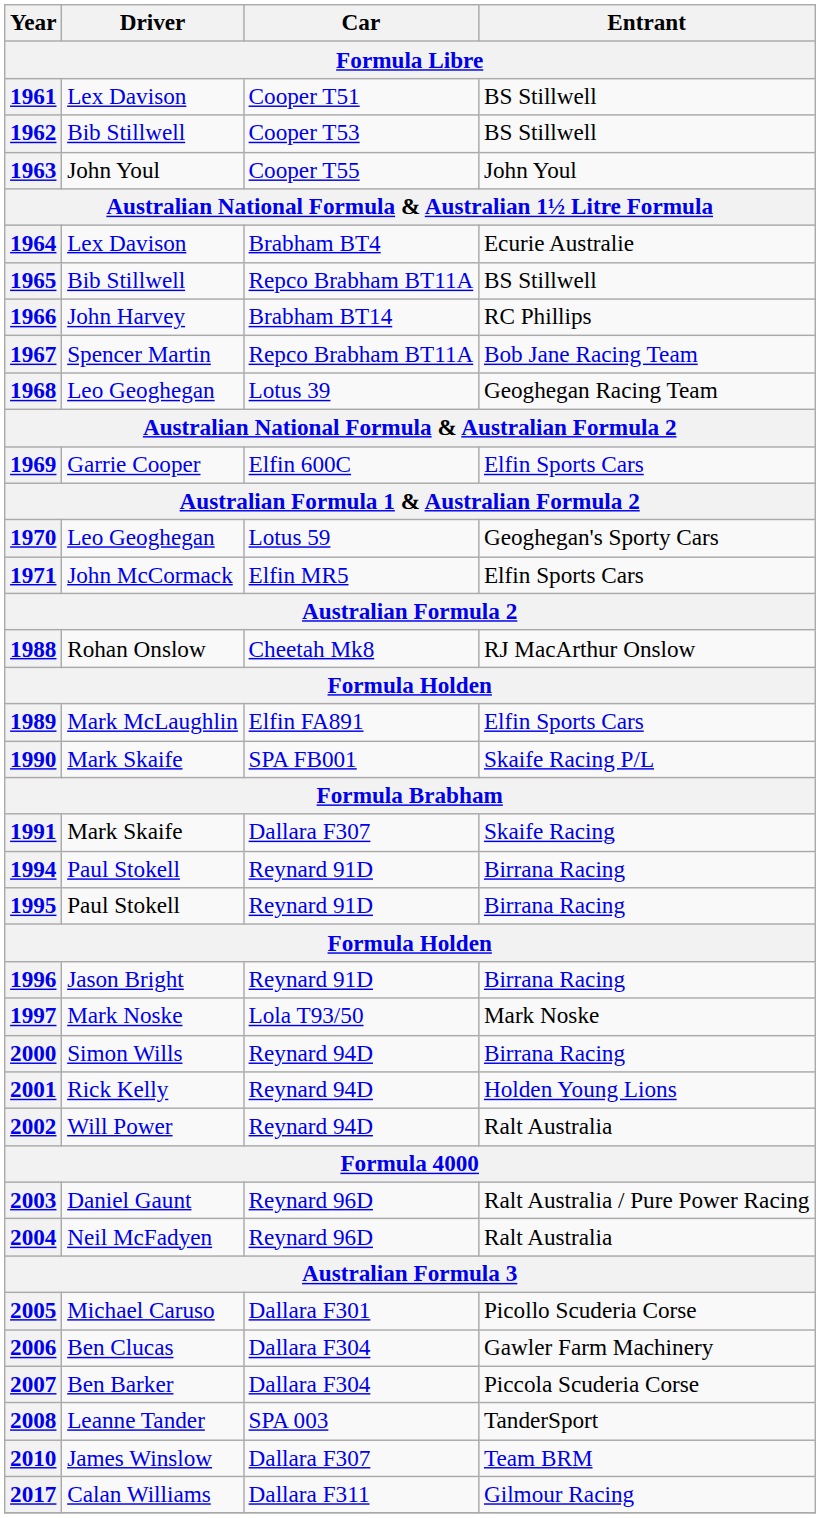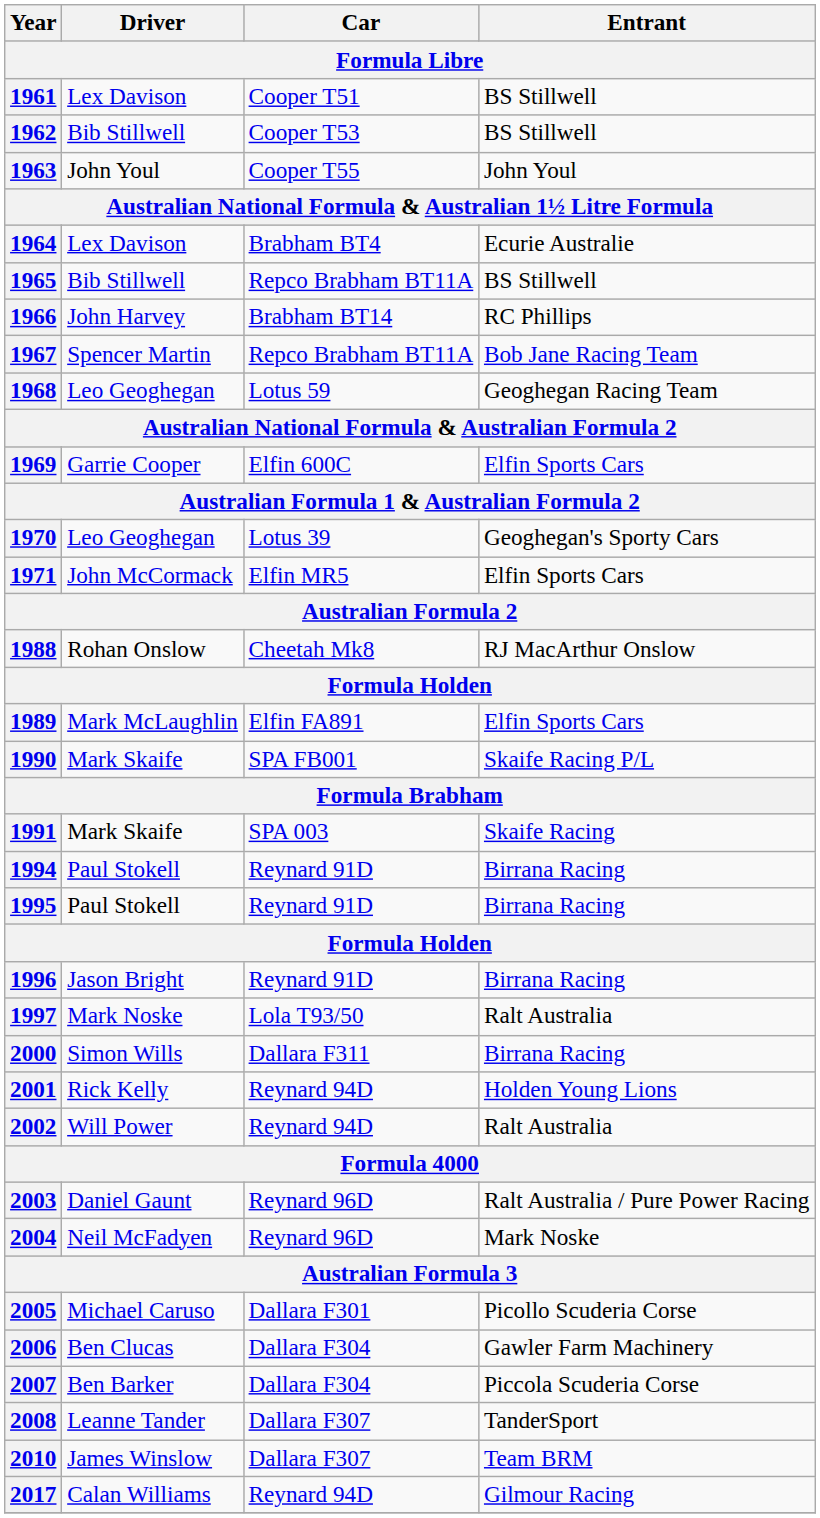(290, 390) Lotus 39 -> (290, 390) Lotus 59
(290, 538) Lotus 59 -> (290, 538) Lotus 39
(309, 832) Dallara F307 -> (288, 832) SPA 003
(542, 1016) Mark Noske -> (548, 1016) Ralt Australia
(311, 1053) Reynard 94D -> (309, 1053) Dallara F311
(548, 1237) Ralt Australia -> (542, 1237) Mark Noske
(288, 1421) SPA 003 -> (309, 1421) Dallara F307
(309, 1494) Dallara F311 -> (311, 1494) Reynard 94D
